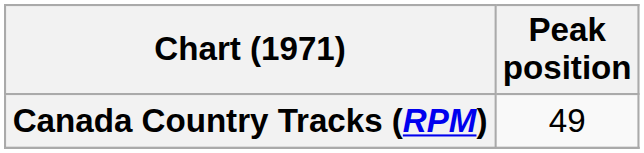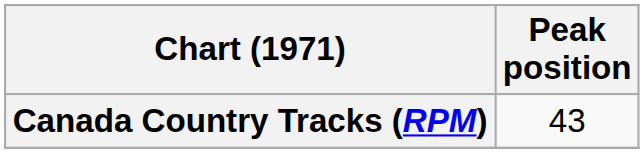(567, 120) 49 -> (567, 120) 43
